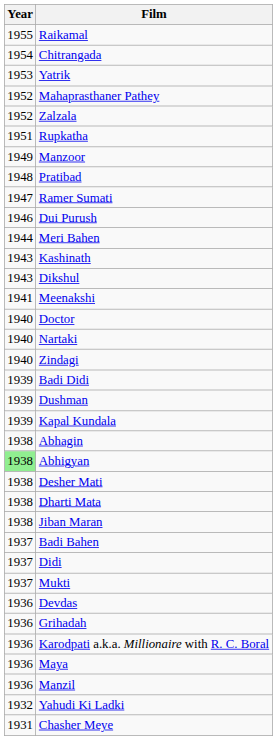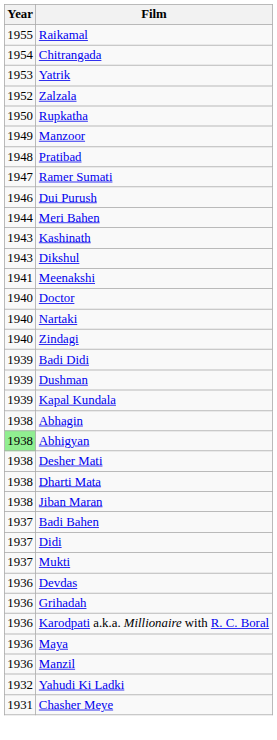- row: (99, 95)
(20, 136) 1951 -> (20, 116) 1950
